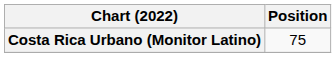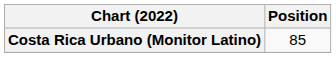(298, 40) 75 -> (298, 40) 85
